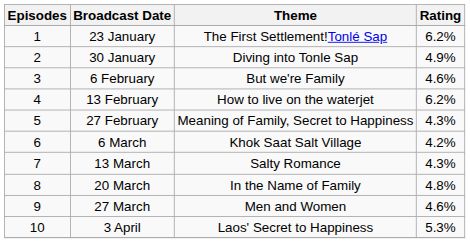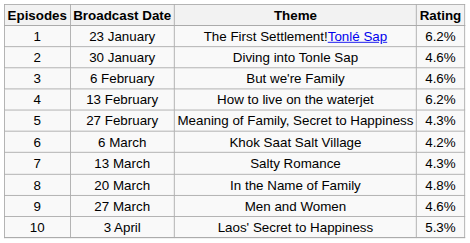(440, 58) 4.9% -> (440, 58) 4.6%
